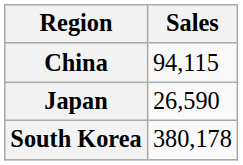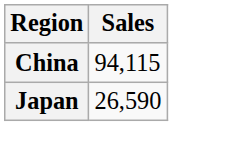- row: (76, 139)
